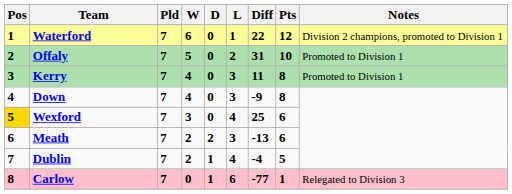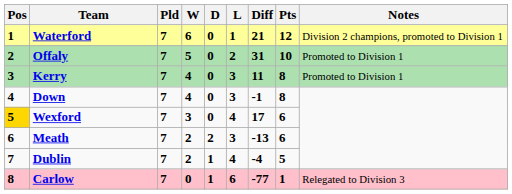(258, 35) 22 -> (258, 35) 21
(257, 96) -9 -> (257, 96) -1
(258, 117) 25 -> (258, 117) 17
